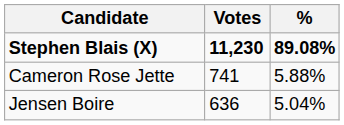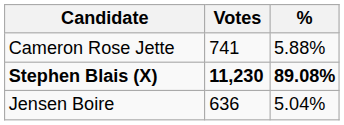rows swapped: (83, 47) <-> (92, 76)
